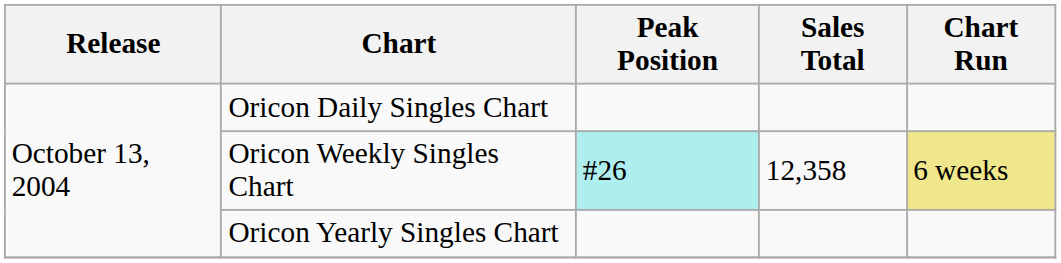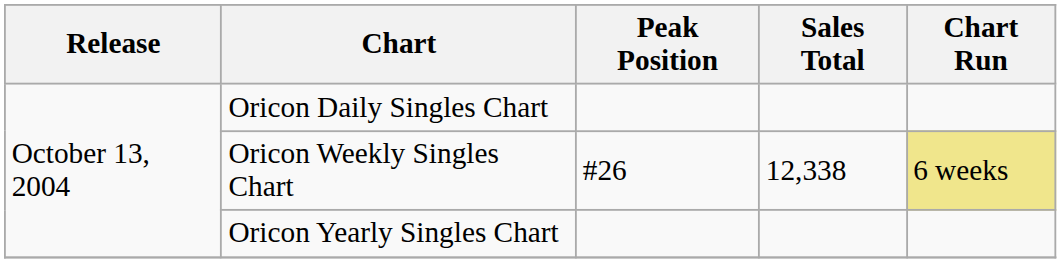(605, 170) paleturquoise background -> (605, 170) no background
(806, 170) 12,358 -> (806, 170) 12,338
